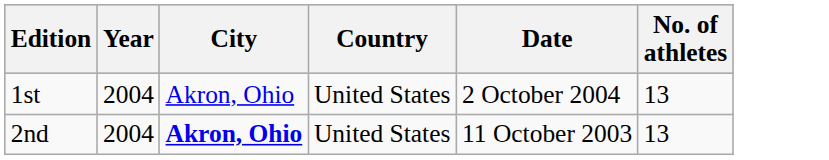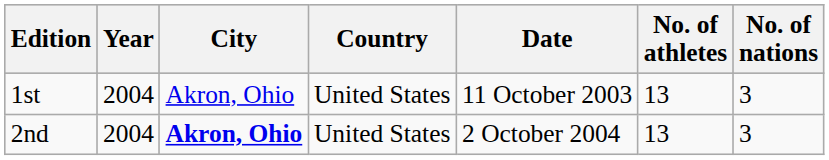+ column: (779, 38)
(541, 93) 2 October 2004 -> (547, 93) 11 October 2003
(547, 133) 11 October 2003 -> (541, 133) 2 October 2004
